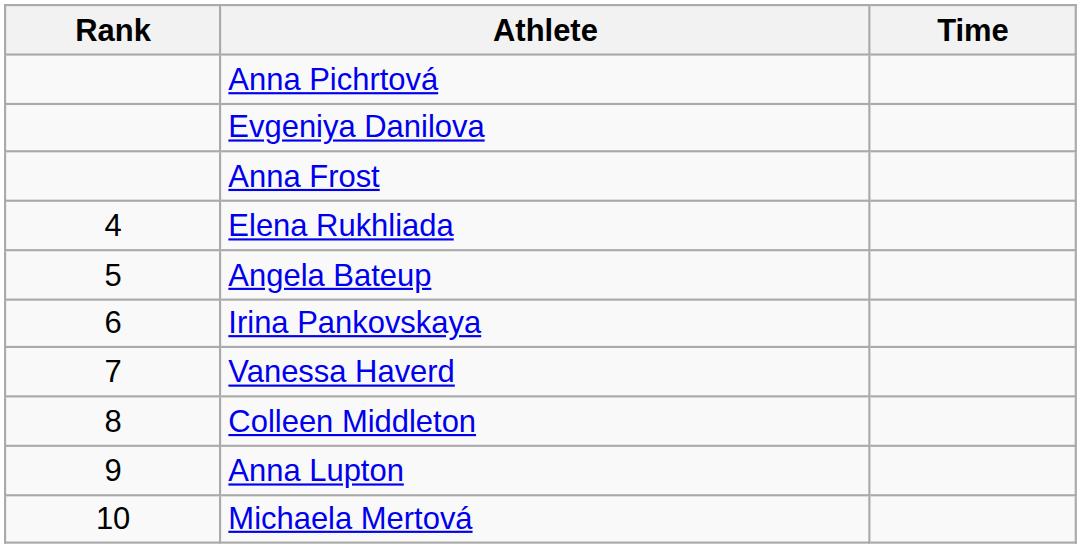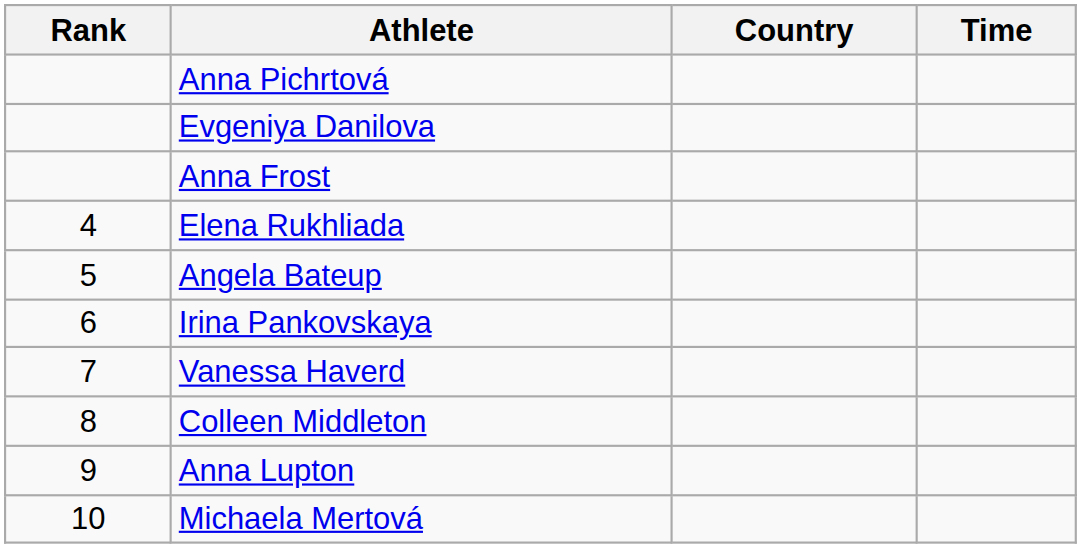+ column: (794, 30)
